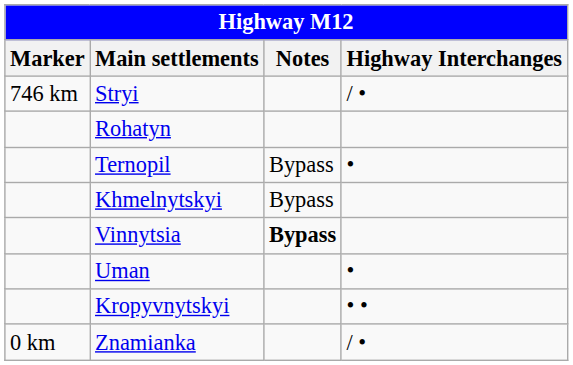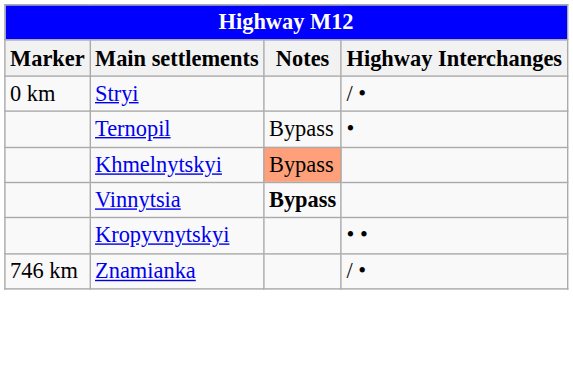(44, 93) 746 km -> (33, 93) 0 km
- row: (133, 128)
(301, 199) no background -> (301, 164) lightsalmon background
- row: (122, 270)
(33, 341) 0 km -> (44, 270) 746 km
